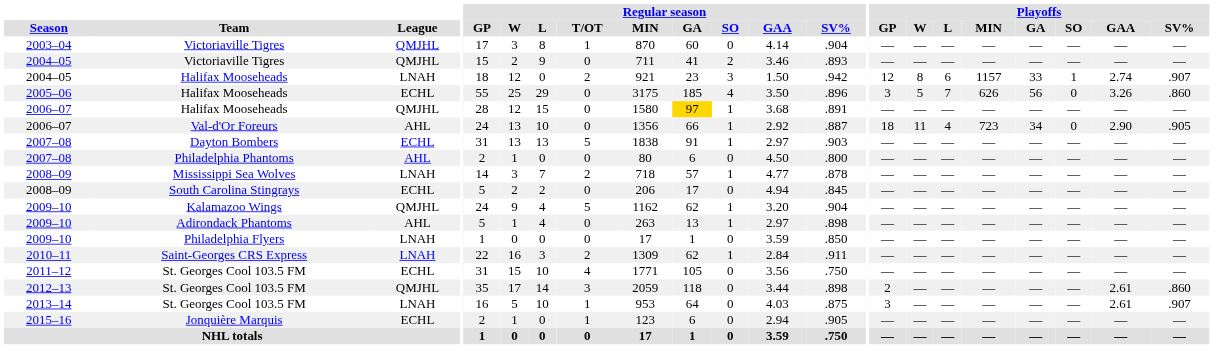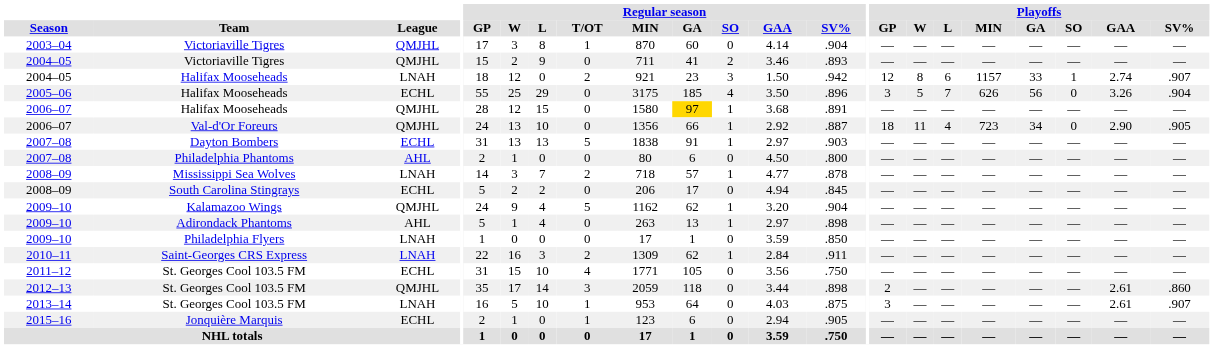(1180, 93) .860 -> (1180, 93) .904
(417, 125) AHL -> (417, 125) QMJHL
